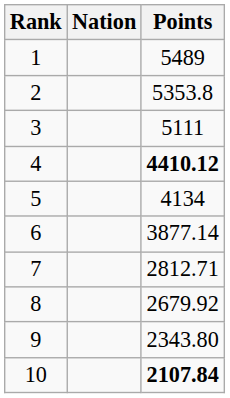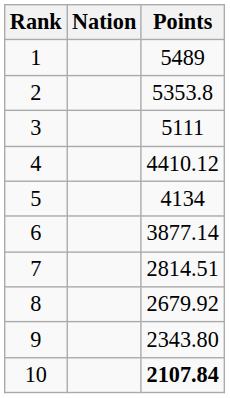(183, 163) bold -> (183, 163) normal
(183, 269) 2812.71 -> (183, 269) 2814.51
